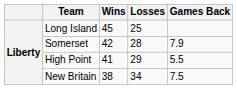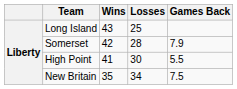(107, 28) 45 -> (107, 28) 43
(136, 60) 29 -> (136, 60) 30
(107, 76) 38 -> (107, 76) 35
